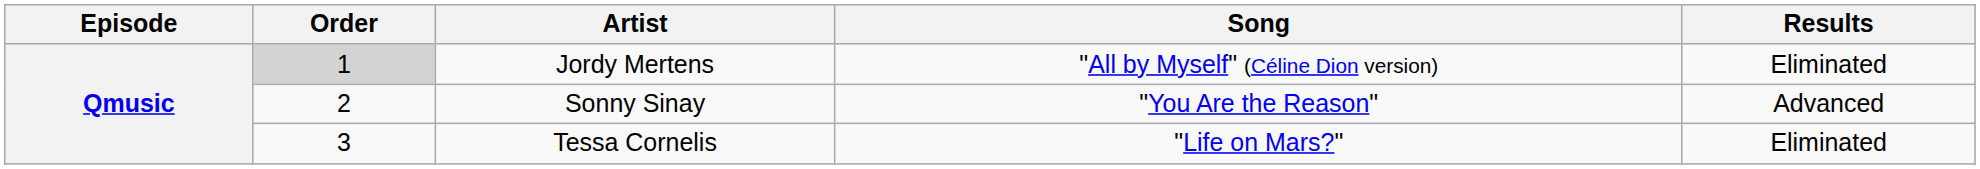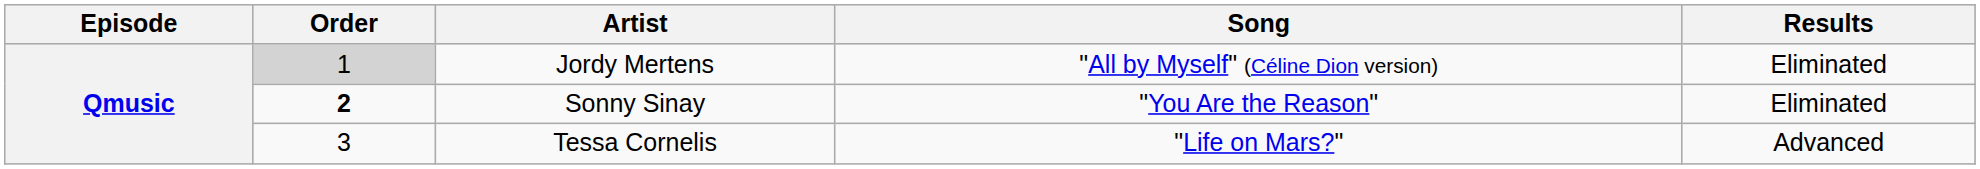(344, 103) normal -> (344, 103) bold
(1829, 103) Advanced -> (1829, 103) Eliminated
(1829, 143) Eliminated -> (1829, 143) Advanced
